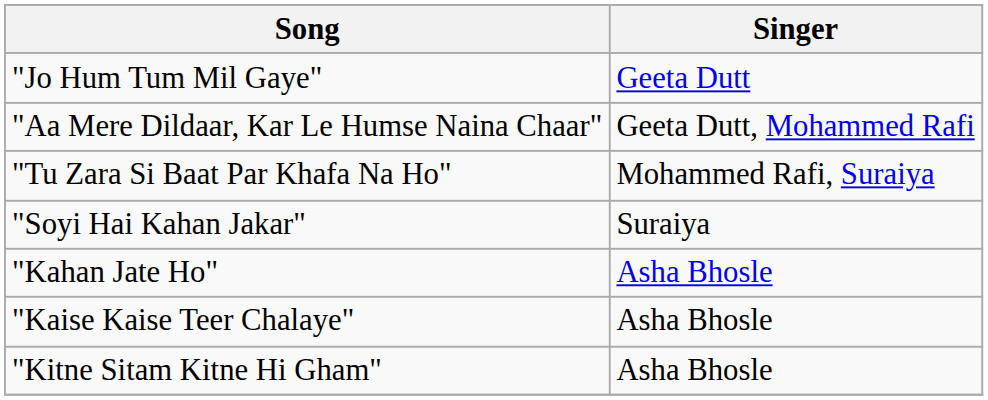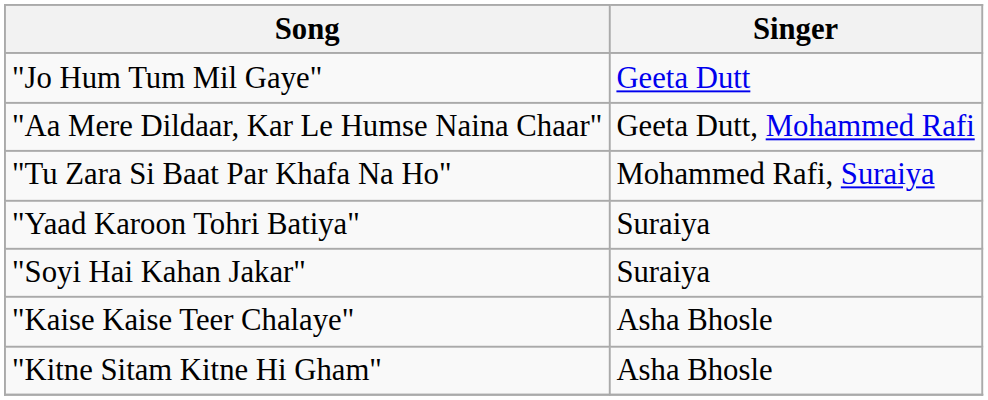+ row: (186, 223)
- row: (115, 272)
